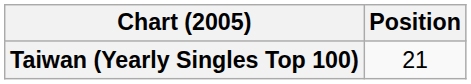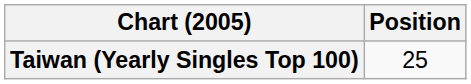(415, 59) 21 -> (415, 59) 25
